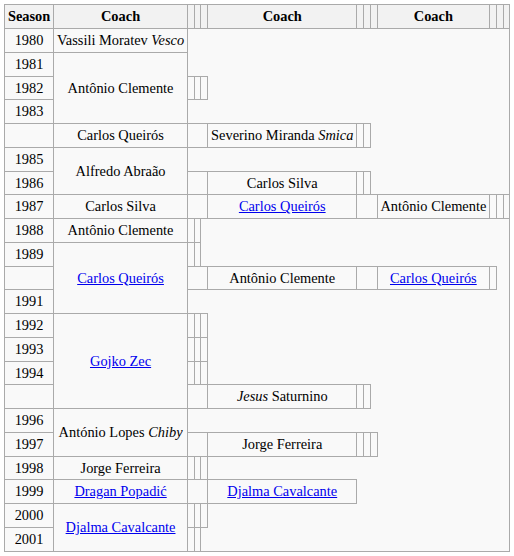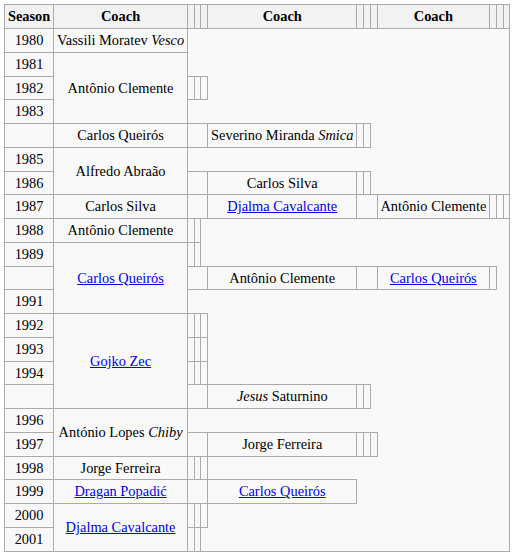(282, 206) Carlos Queirós -> (282, 206) Djalma Cavalcante
(282, 491) Djalma Cavalcante -> (282, 491) Carlos Queirós
